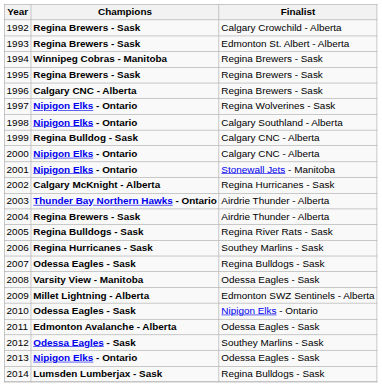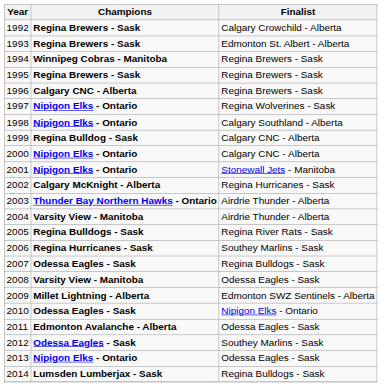(87, 216) Regina Brewers - Sask -> (88, 216) Varsity View - Manitoba
